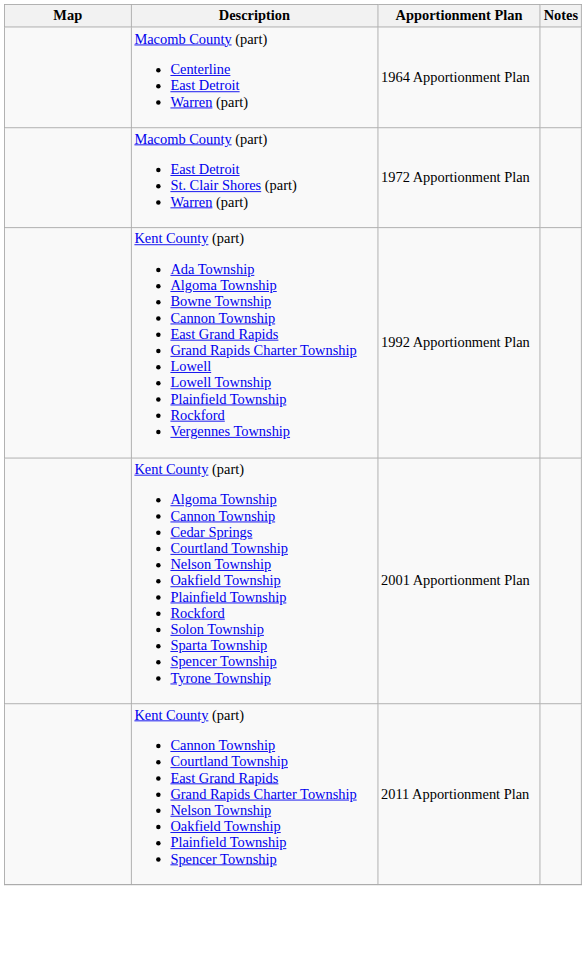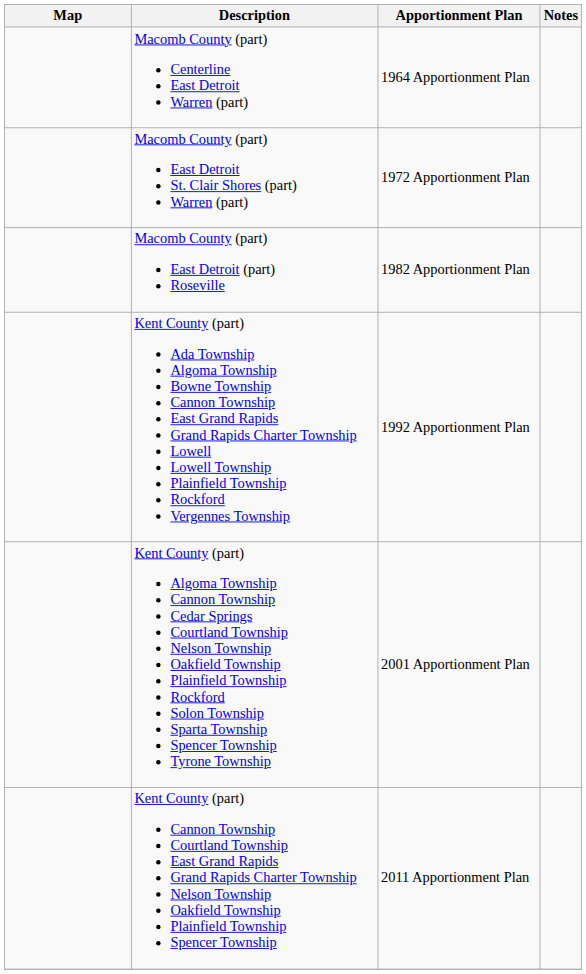+ row: (254, 263)
